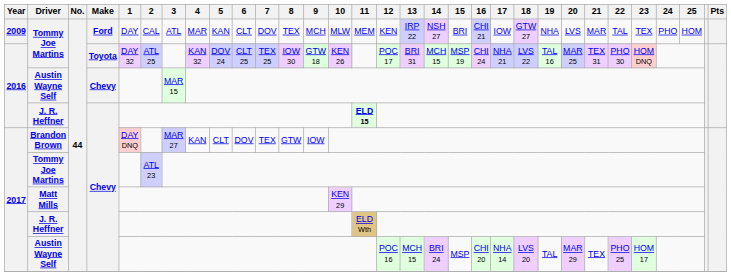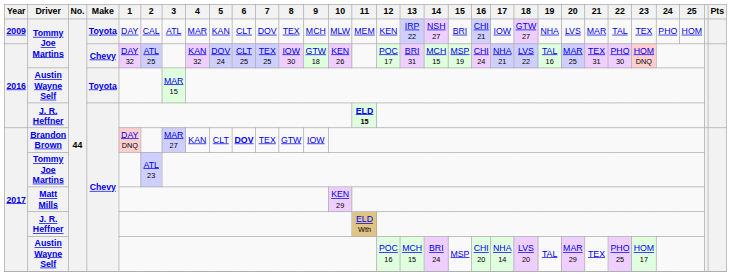(103, 31) Ford -> (103, 31) Toyota
(103, 56) Toyota -> (103, 56) Chevy
(103, 86) Chevy -> (103, 86) Toyota
(244, 140) normal -> (244, 140) bold
